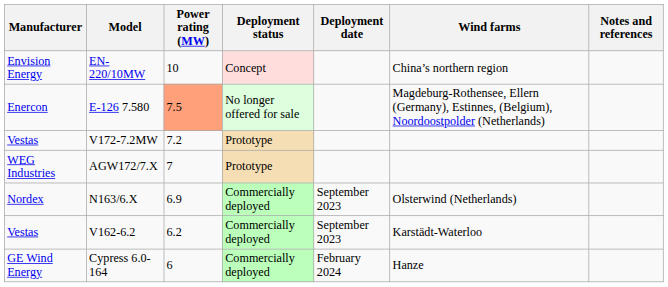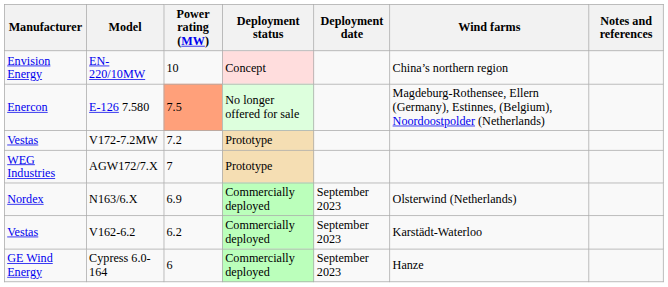(339, 265) February 2024 -> (343, 265) September 2023
